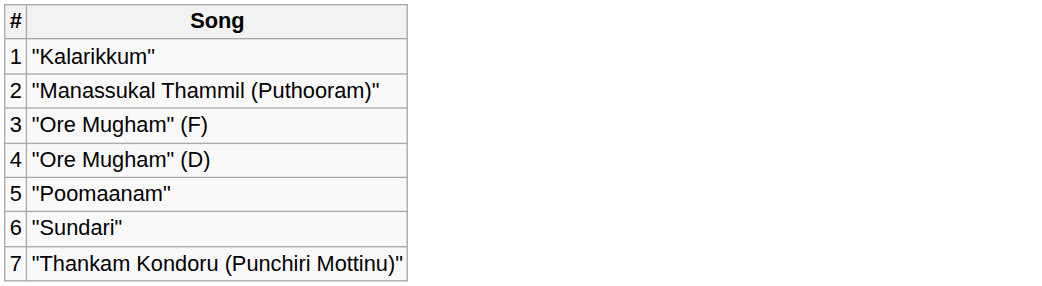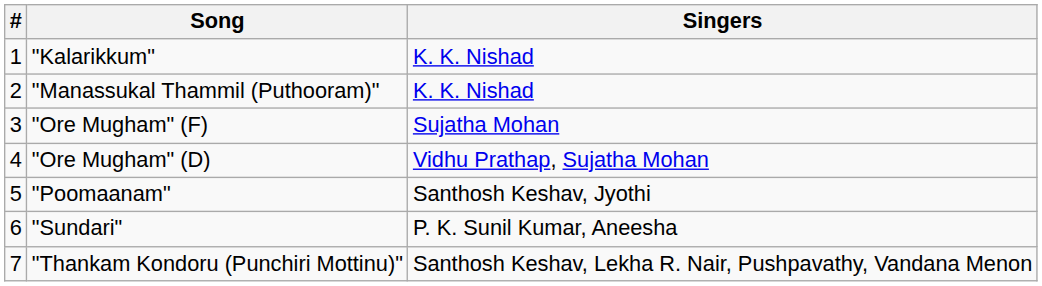+ column: (723, 21)
